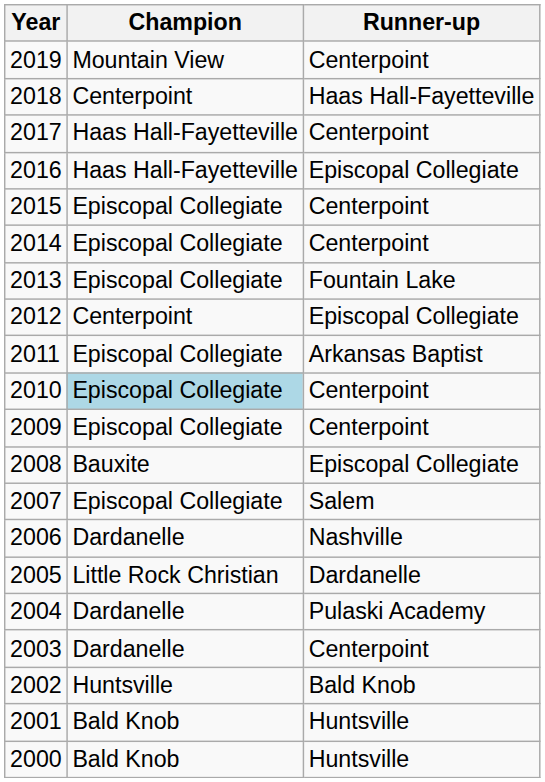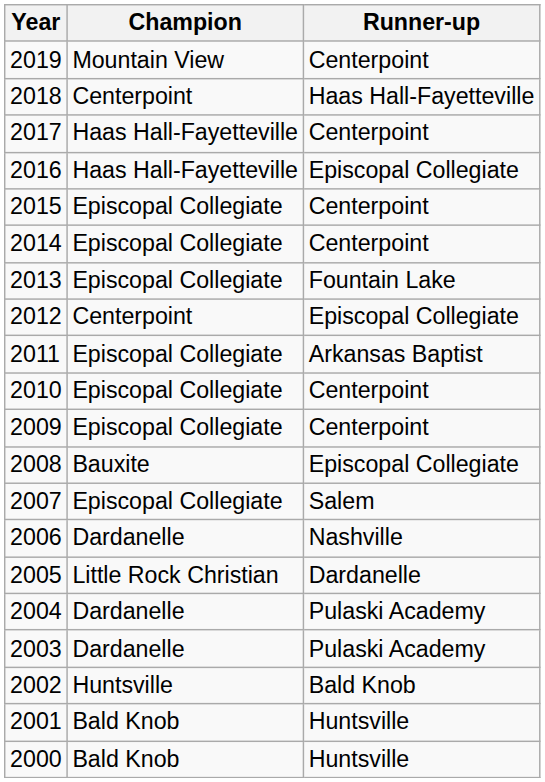(177, 390) lightblue background -> (177, 390) no background
(369, 648) Centerpoint -> (397, 648) Pulaski Academy
